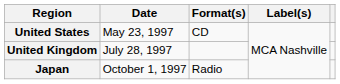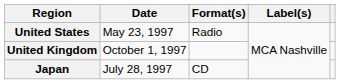(200, 32) CD -> (207, 32) Radio
(137, 50) July 28, 1997 -> (145, 50) October 1, 1997
(145, 69) October 1, 1997 -> (137, 69) July 28, 1997
(207, 69) Radio -> (200, 69) CD
